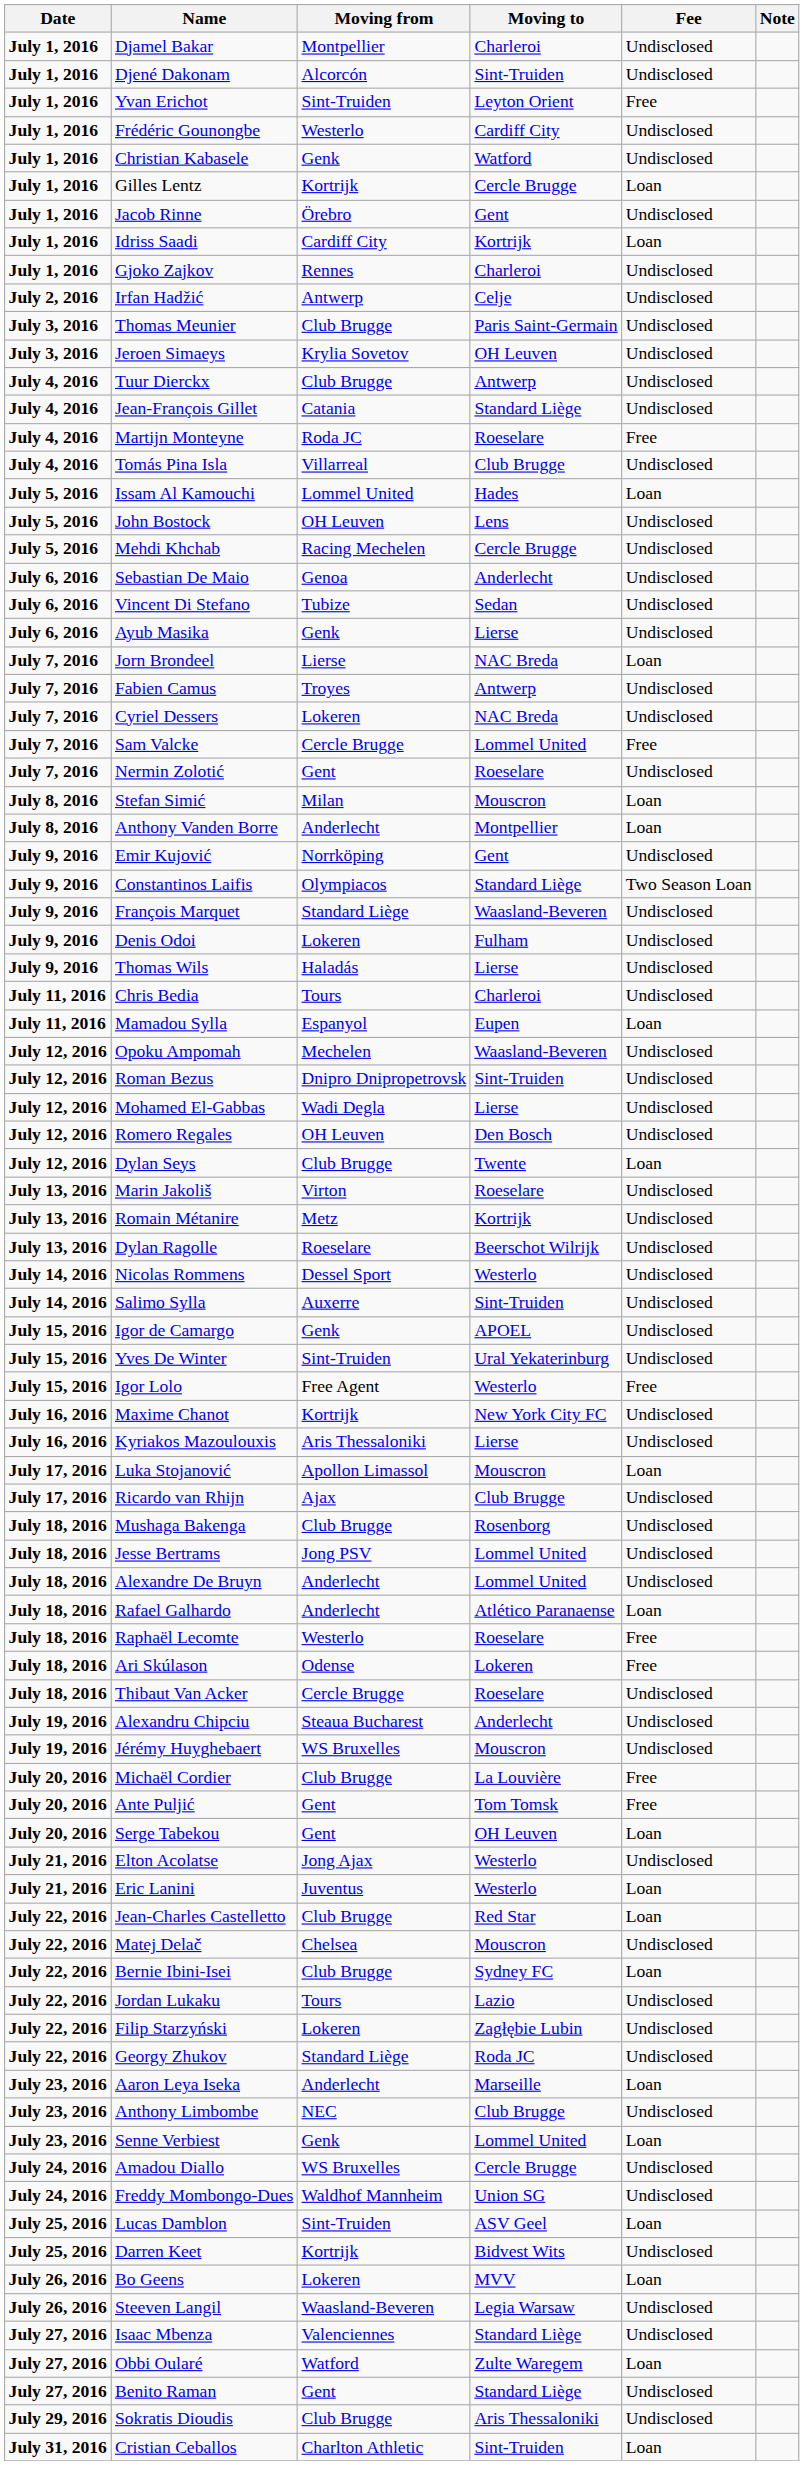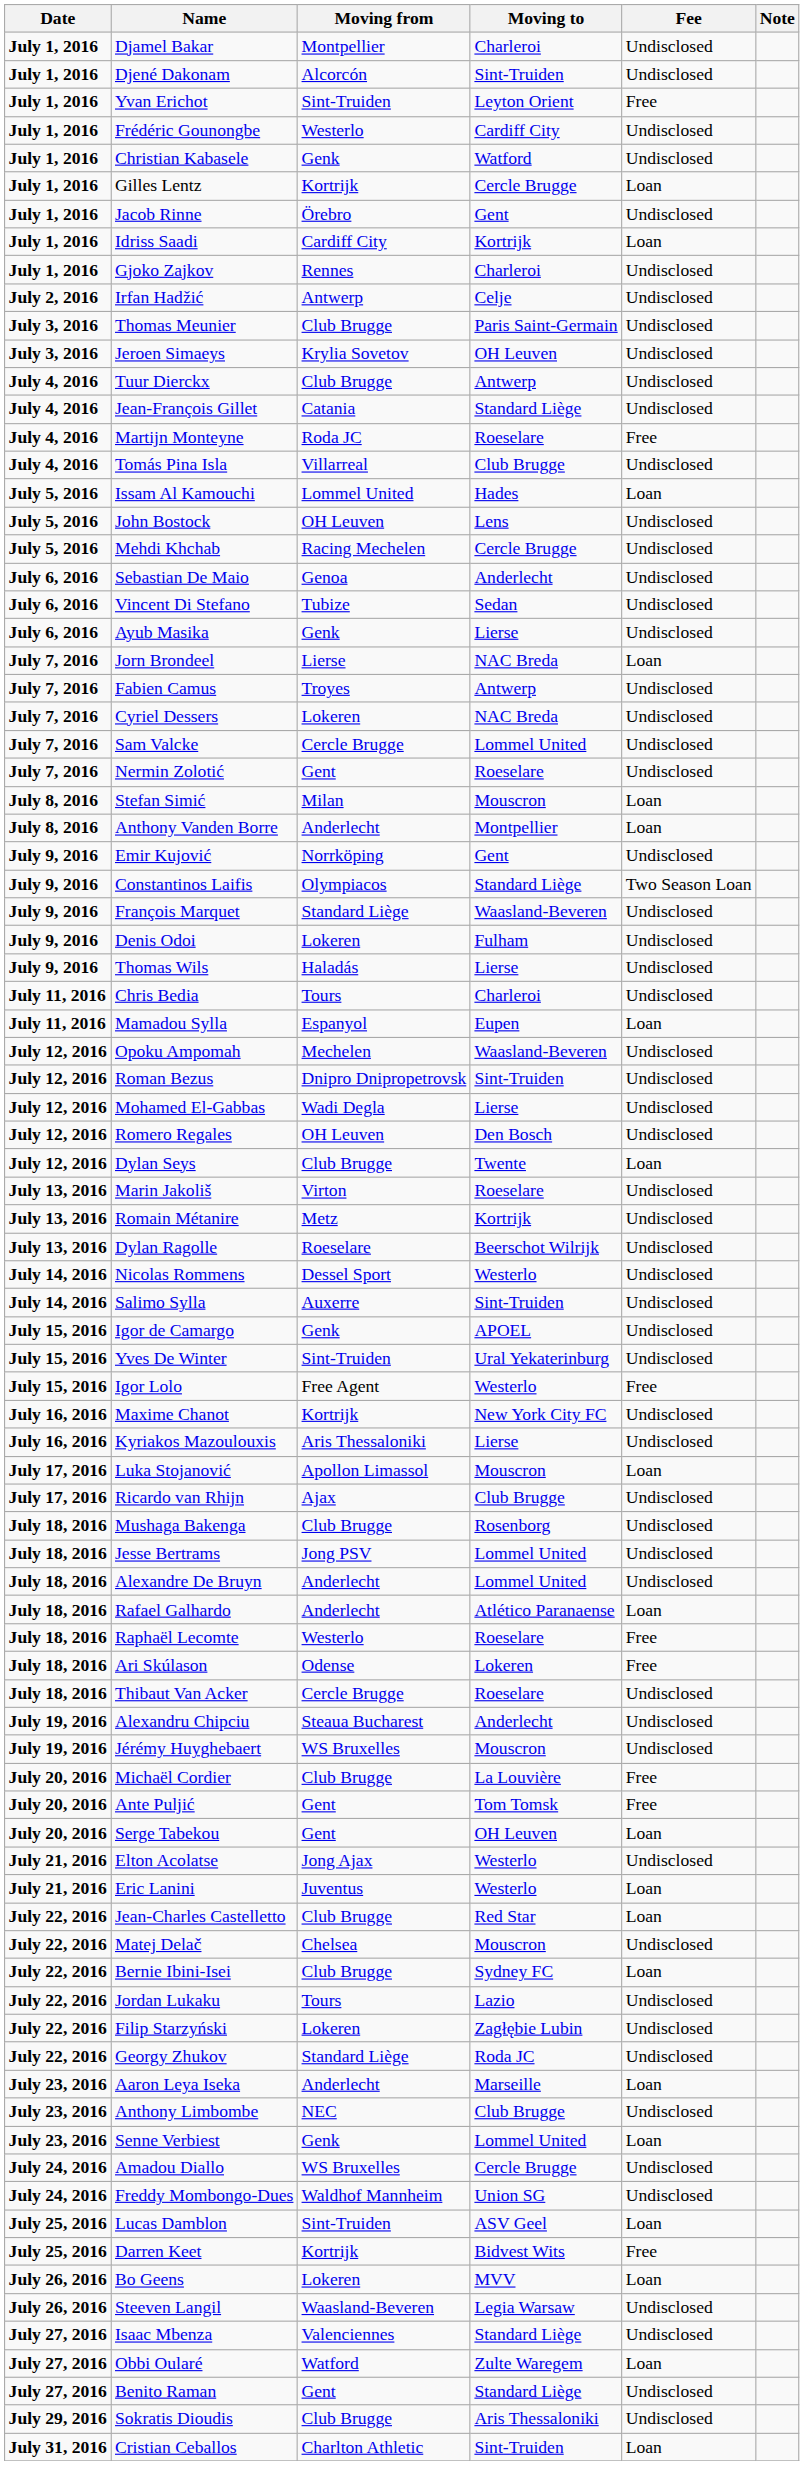(641, 744) Free -> (669, 744) Undisclosed
(669, 2251) Undisclosed -> (641, 2251) Free
